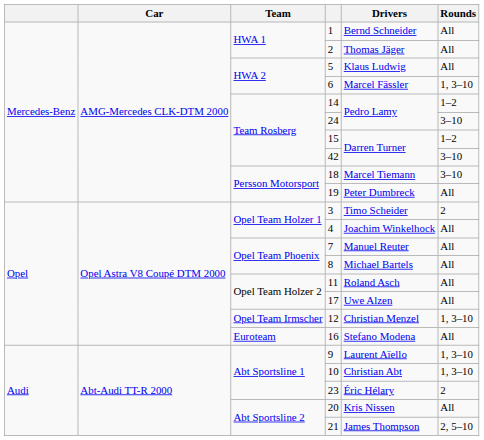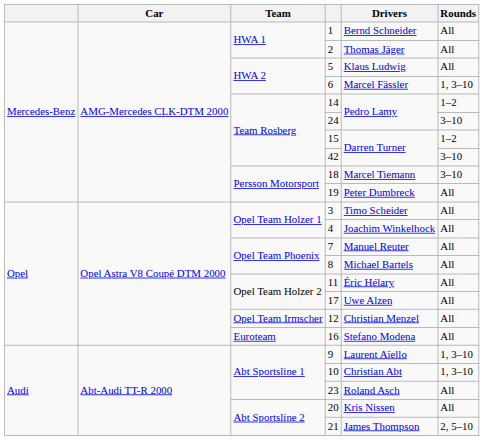(443, 210) 2 -> (447, 210) All
(372, 282) Roland Asch -> (369, 282) Éric Hélary
(457, 318) 1, 3–10 -> (447, 318) All
(369, 390) Éric Hélary -> (372, 390) Roland Asch
(443, 390) 2 -> (447, 390) All
